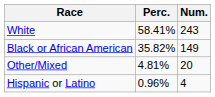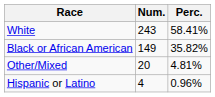columns swapped: (194, 13) <-> (156, 13)
